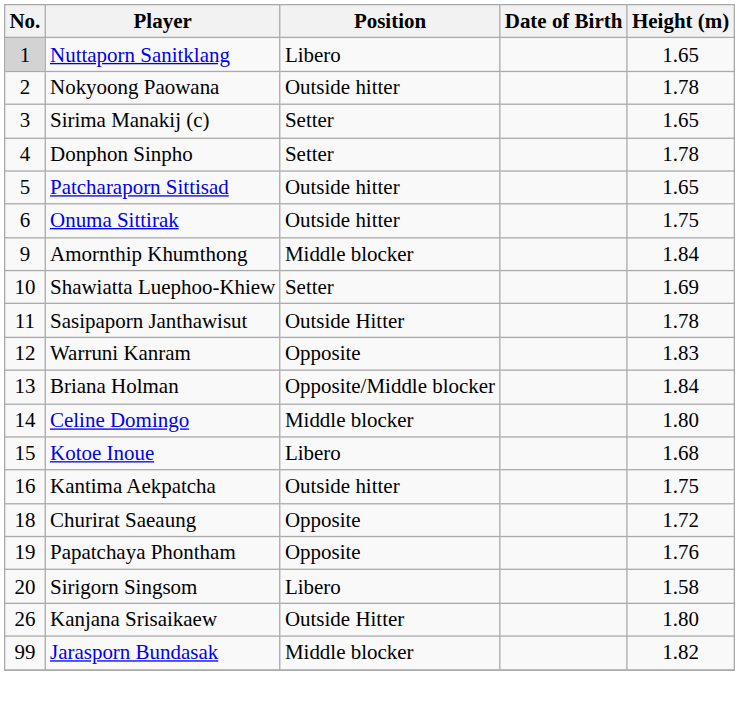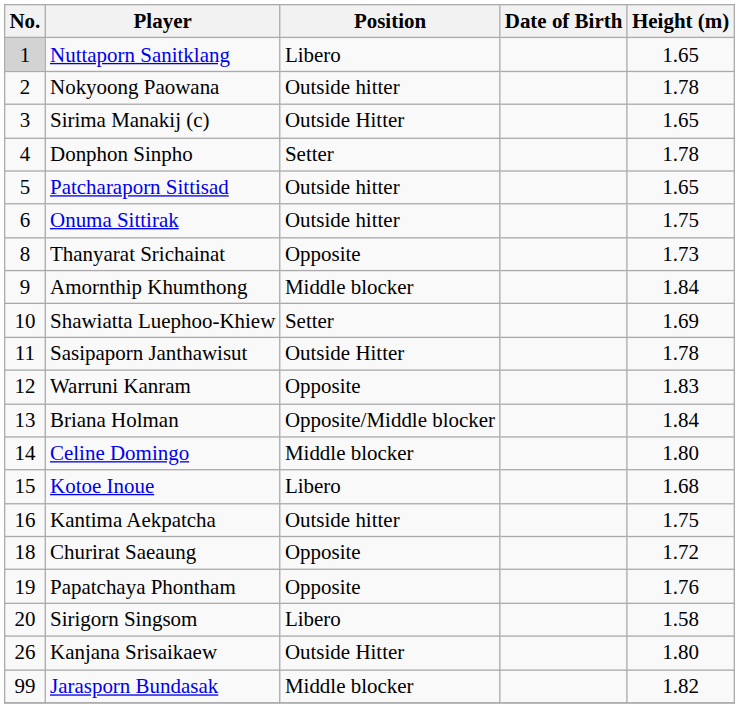(309, 120) Setter -> (345, 120) Outside Hitter
+ row: (138, 253)
